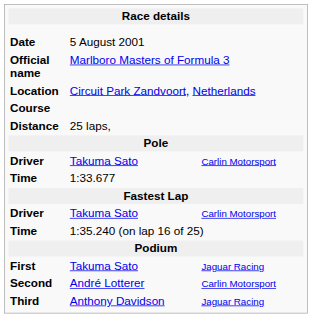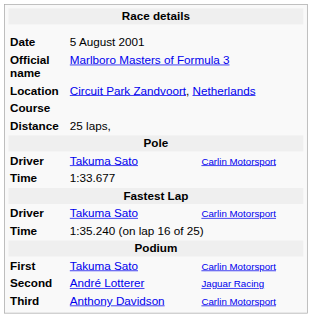(233, 267) Jaguar Racing -> (239, 267) Carlin Motorsport
(239, 284) Carlin Motorsport -> (233, 284) Jaguar Racing
(233, 302) Jaguar Racing -> (239, 302) Carlin Motorsport
